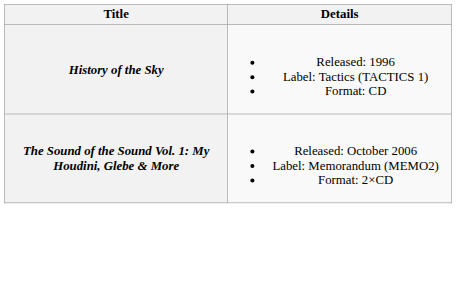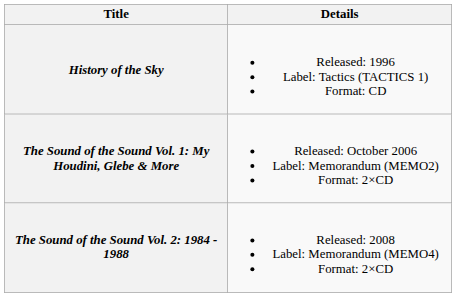+ row: (116, 247)
